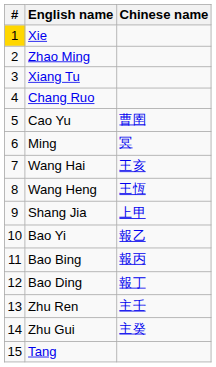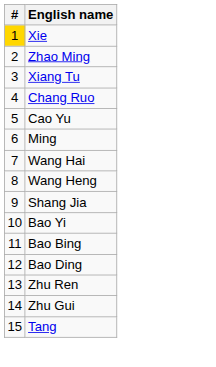- column: (164, 14)
